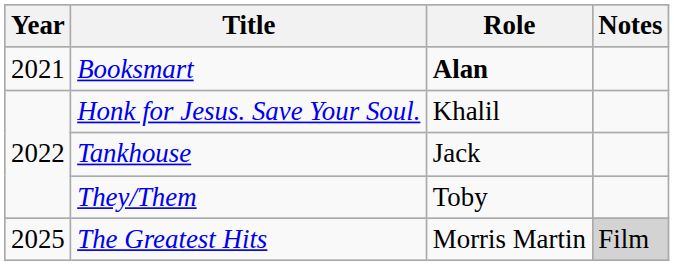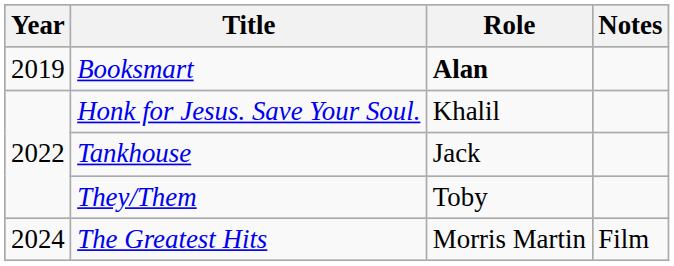(38, 68) 2021 -> (38, 68) 2019
(38, 238) 2025 -> (38, 238) 2024
(624, 238) lightgrey background -> (624, 238) no background
